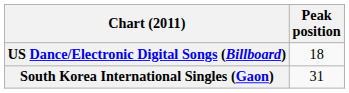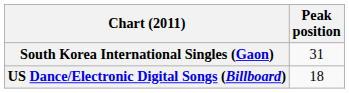rows swapped: (147, 76) <-> (147, 54)
